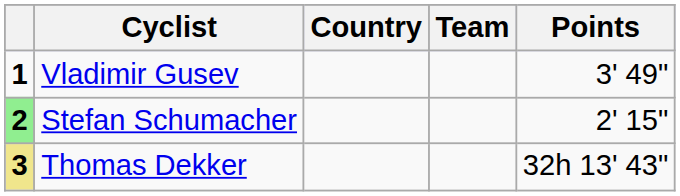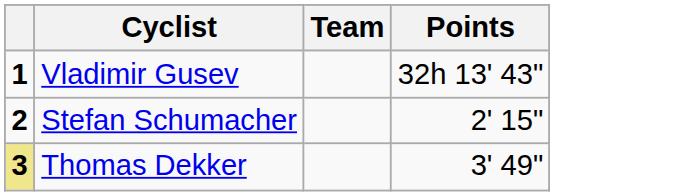- column: (366, 27)
(632, 73) 3' 49" -> (471, 73) 32h 13' 43"
(20, 119) lightgreen background -> (20, 119) no background
(596, 166) 32h 13' 43" -> (507, 166) 3' 49"
